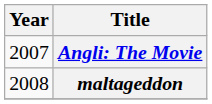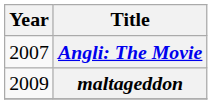(29, 83) 2008 -> (29, 83) 2009
